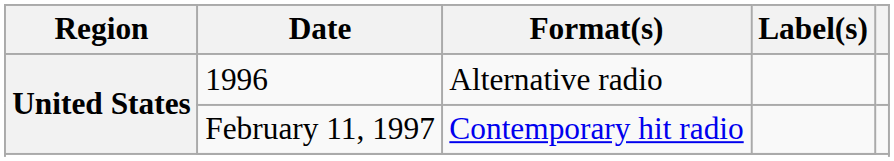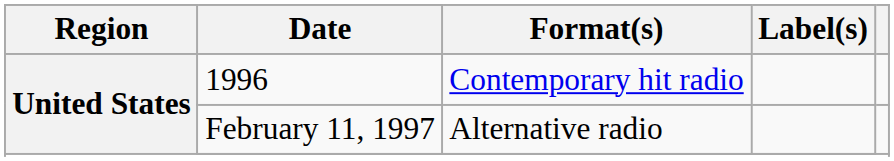(556, 79) Alternative radio -> (597, 79) Contemporary hit radio
(597, 128) Contemporary hit radio -> (556, 128) Alternative radio
